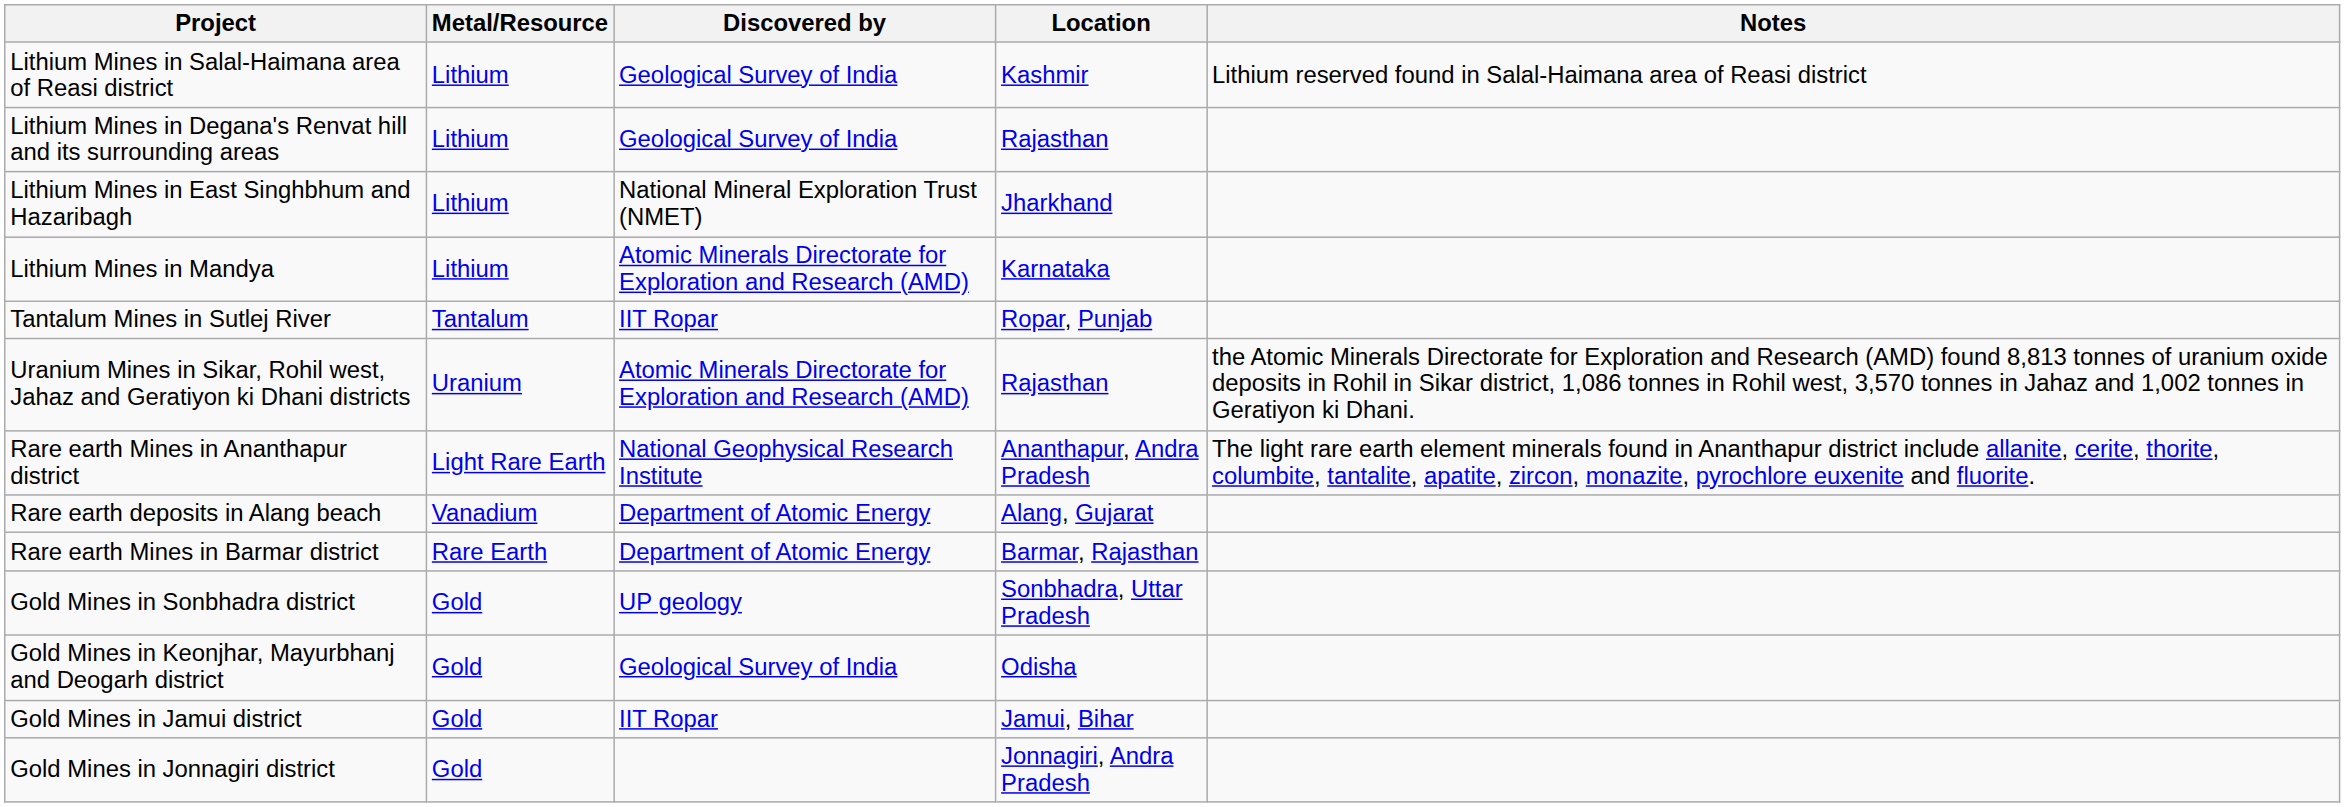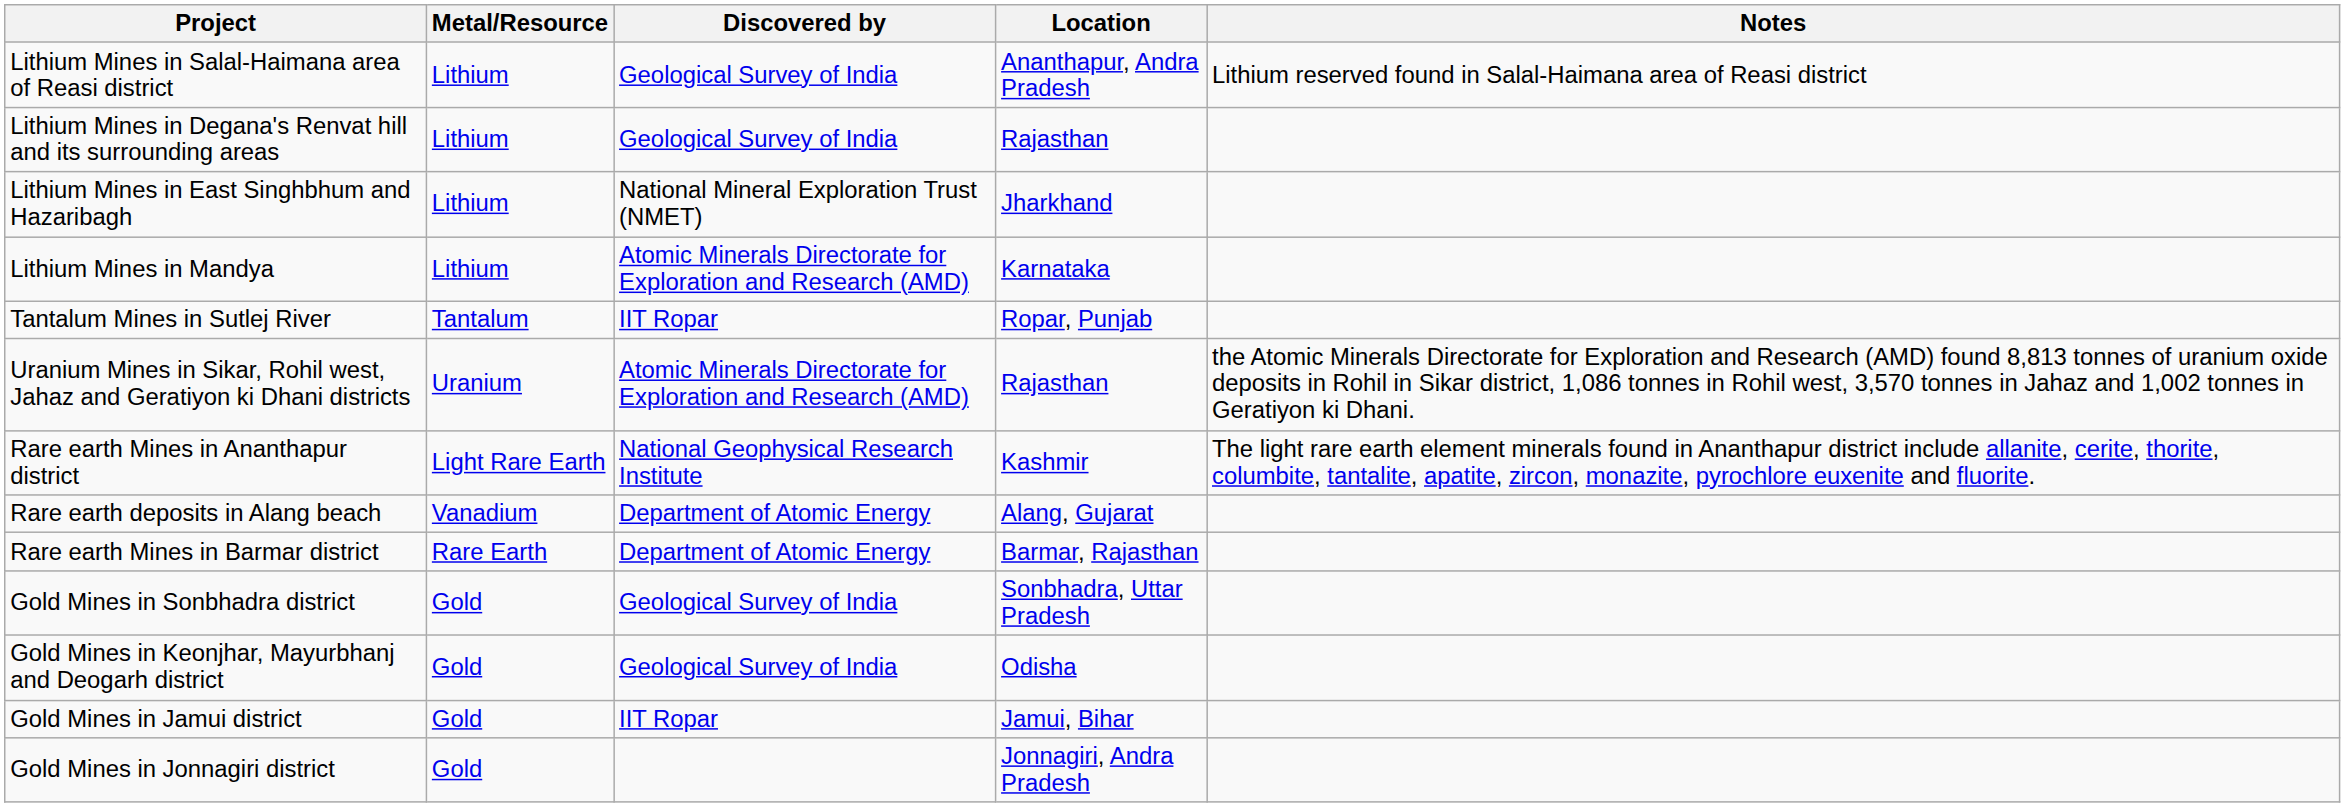(1045, 74) Kashmir -> (1100, 74) Ananthapur, Andra Pradesh
(1100, 462) Ananthapur, Andra Pradesh -> (1045, 462) Kashmir
(680, 602) UP geology -> (758, 602) Geological Survey of India
